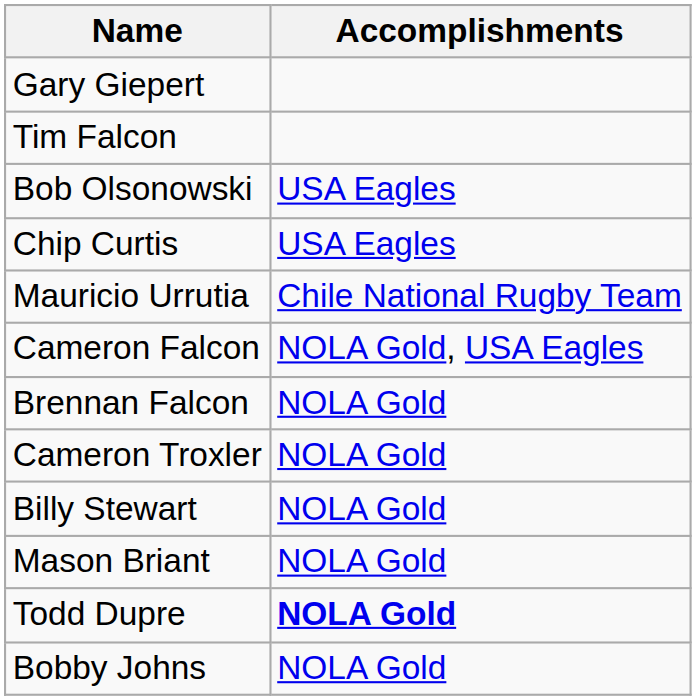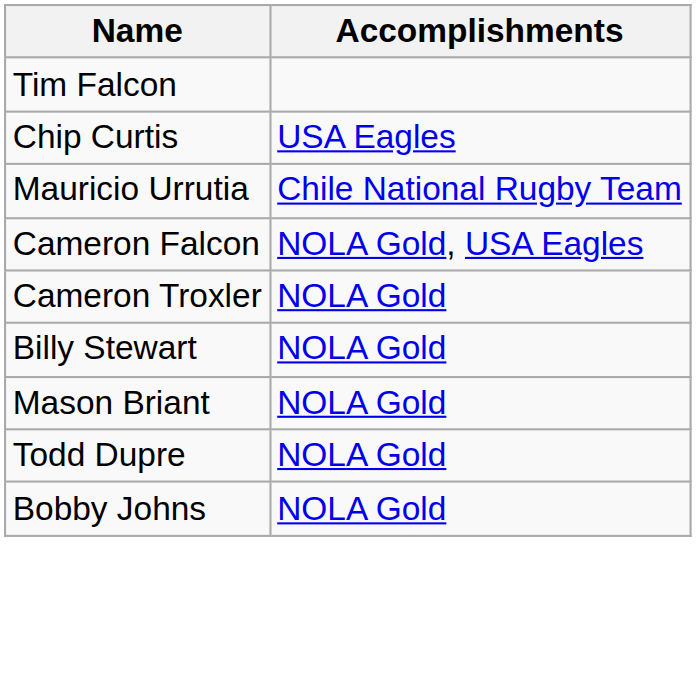- row: (108, 84)
- row: (133, 190)
- row: (131, 402)
(367, 614) bold -> (362, 455) normal
